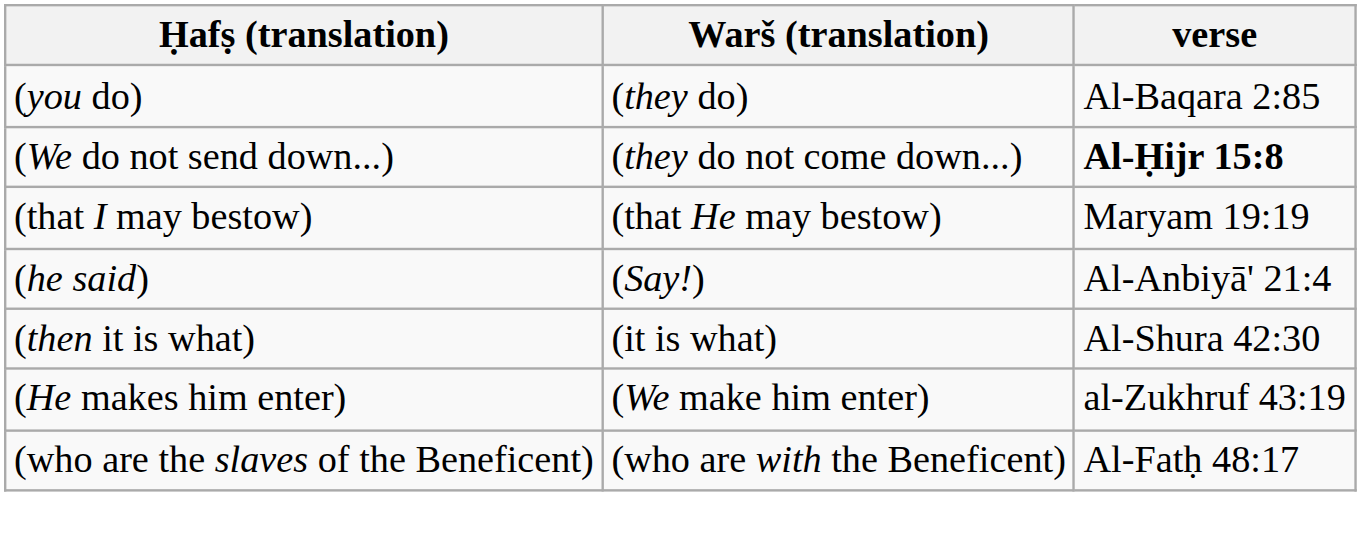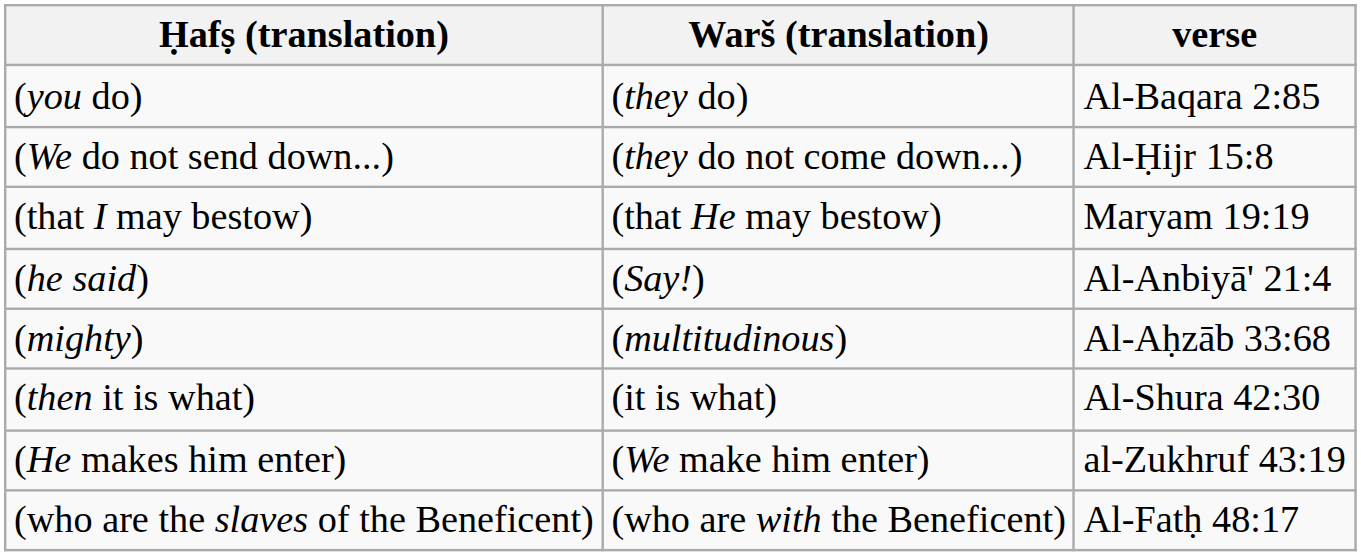(1184, 156) bold -> (1179, 156) normal
+ row: (79, 338)
